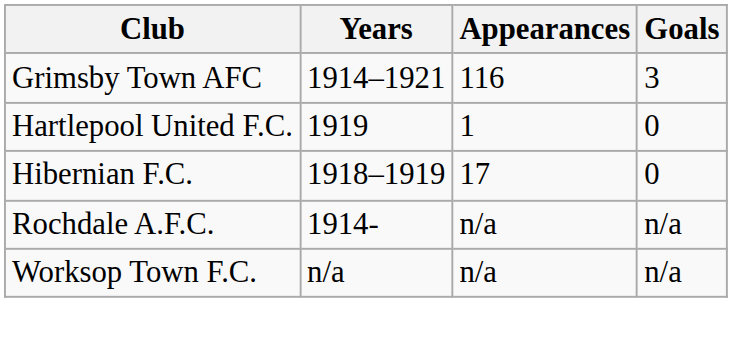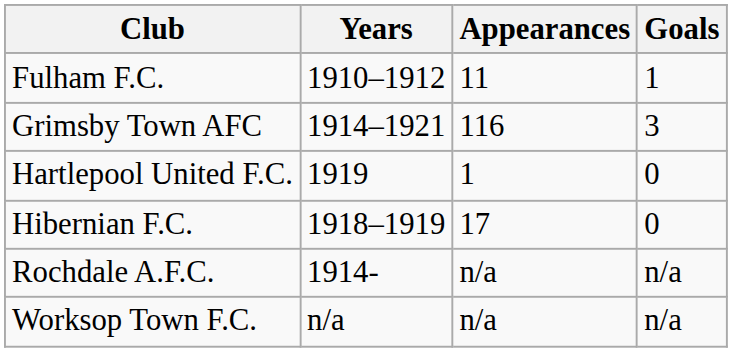+ row: (88, 77)
